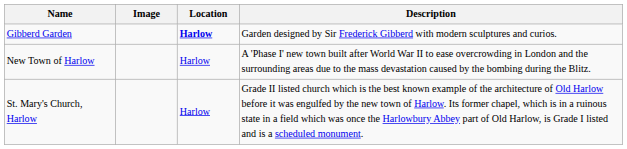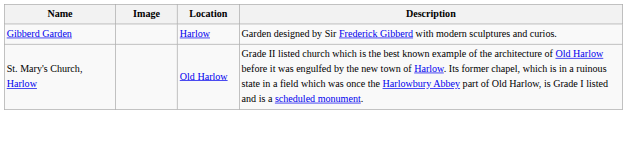(196, 34) bold -> (195, 34) normal
- row: (51, 61)
(195, 111) Harlow -> (204, 76) Old Harlow
